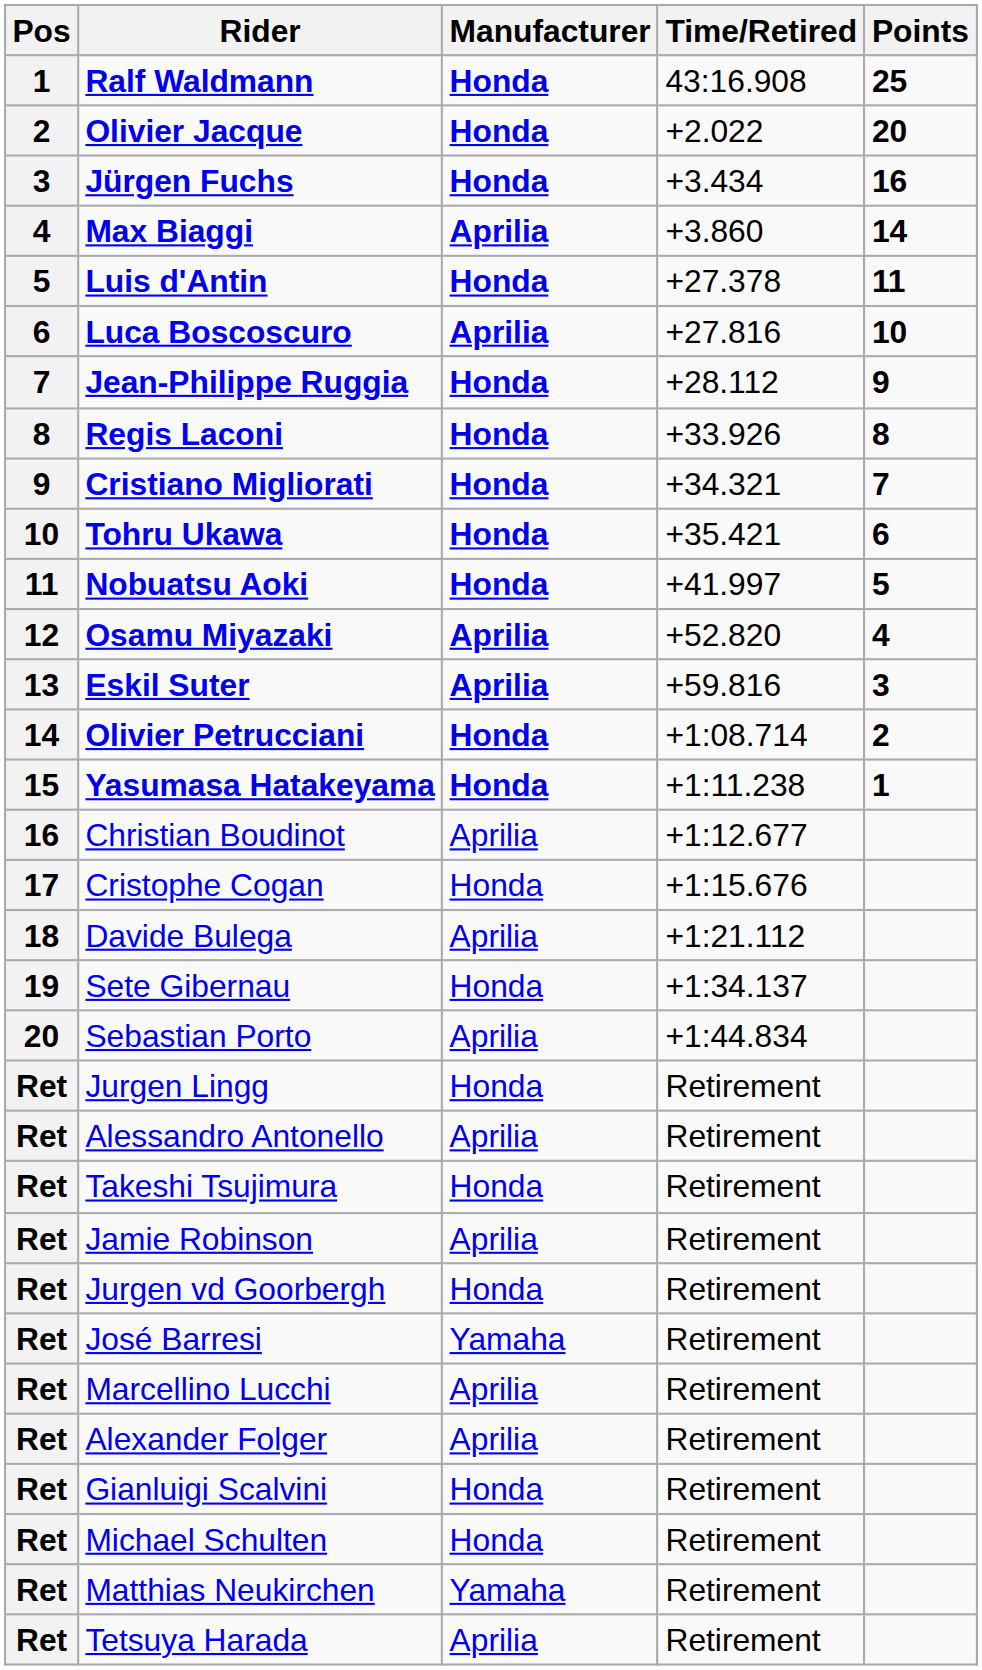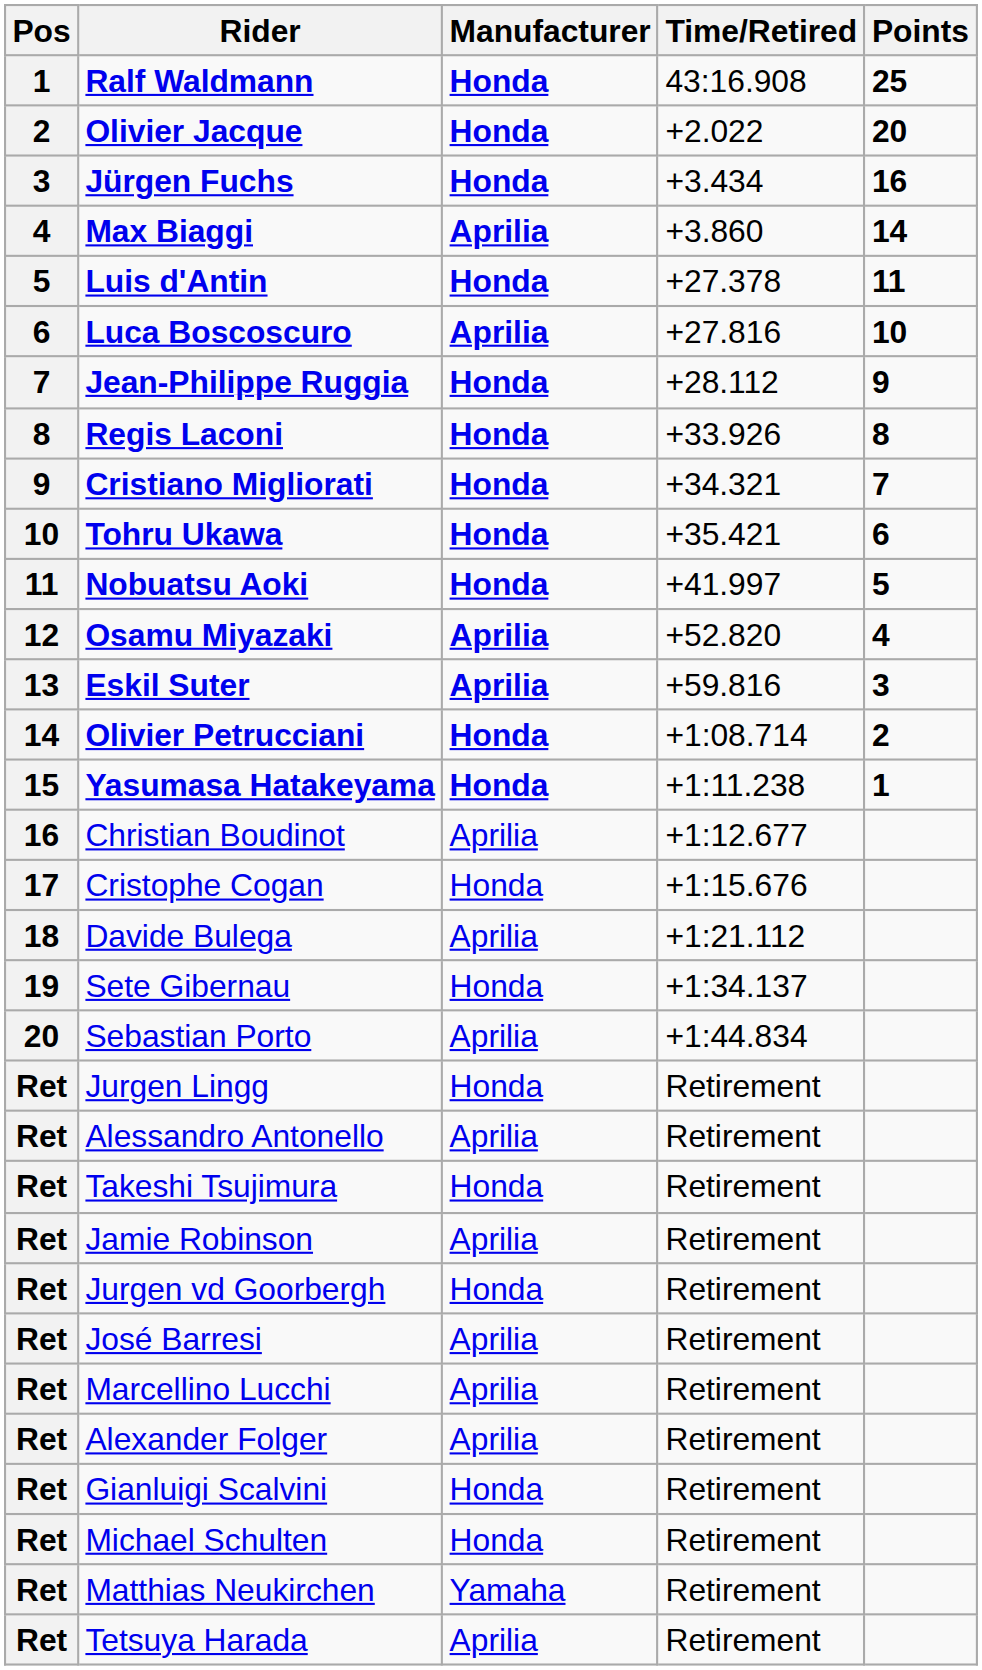(508, 1338) Yamaha -> (494, 1338) Aprilia
